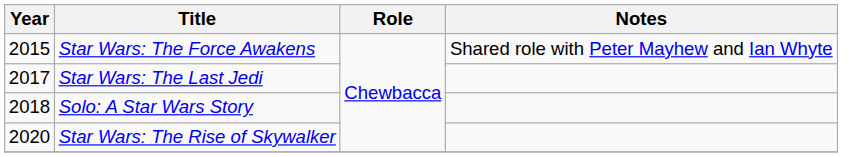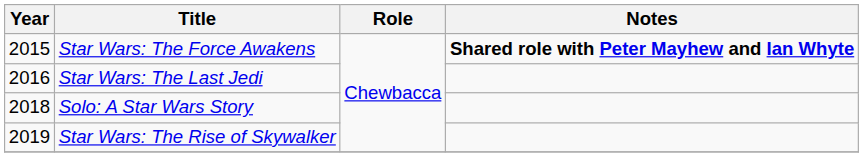(641, 48) normal -> (652, 48) bold
(30, 78) 2017 -> (30, 78) 2016
(30, 136) 2020 -> (30, 136) 2019
